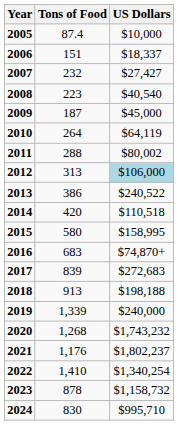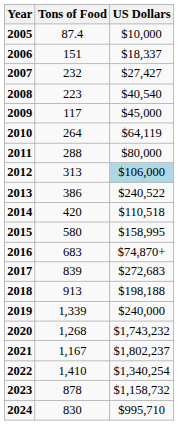(72, 113) 187 -> (72, 113) 117
(142, 152) $80,002 -> (142, 152) $80,000
(72, 350) 1,176 -> (72, 350) 1,167
